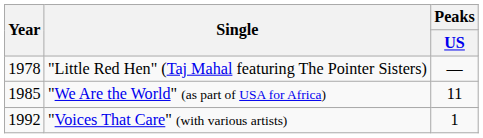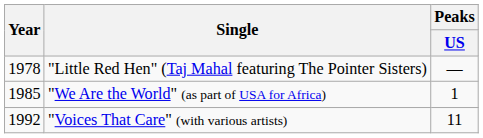(455, 94) 11 -> (455, 94) 1
(455, 119) 1 -> (455, 119) 11
